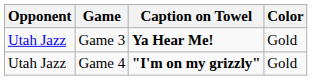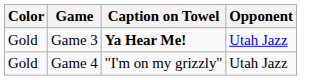columns swapped: (40, 16) <-> (286, 16)
(196, 63) bold -> (164, 63) normal
